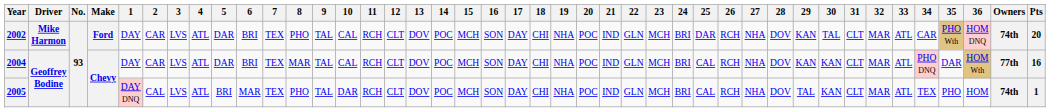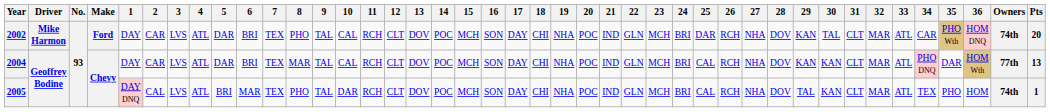(1036, 64) 16 -> (1036, 64) 13
